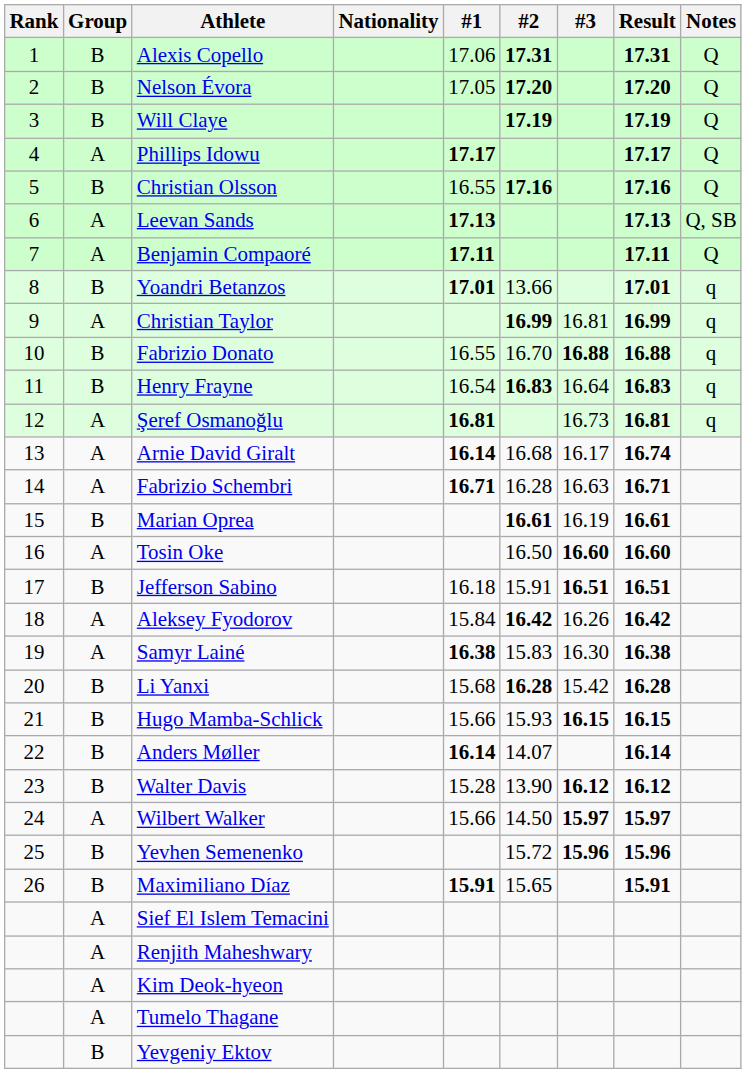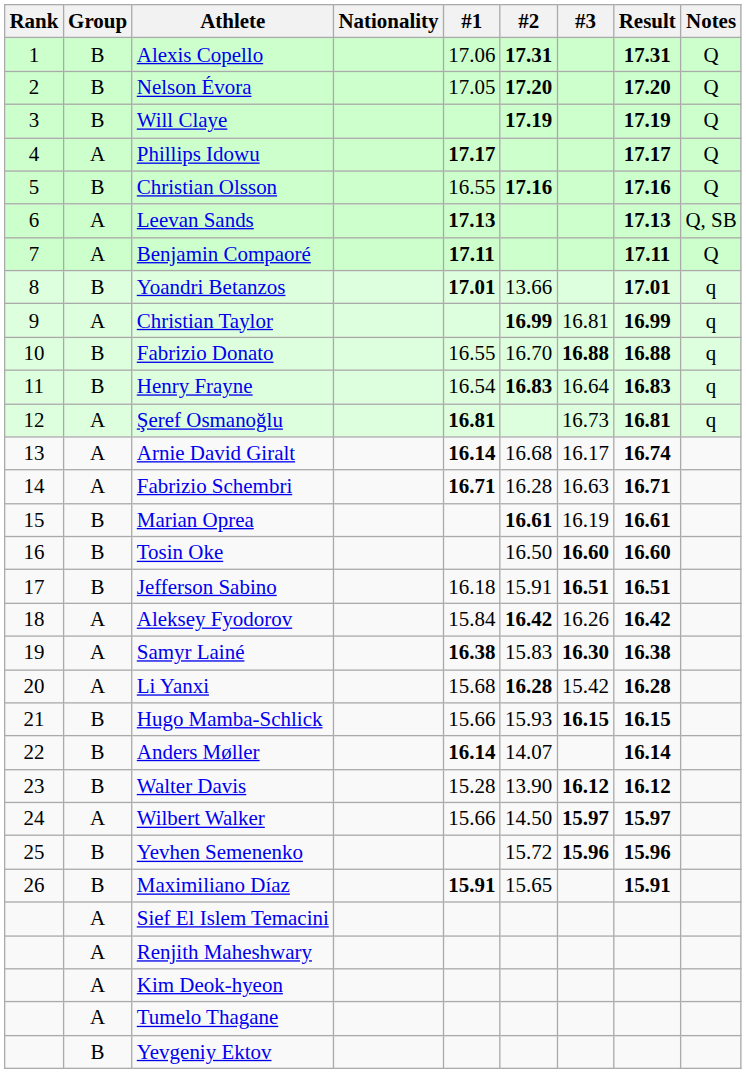(98, 552) A -> (98, 552) B
(585, 652) normal -> (585, 652) bold
(98, 685) B -> (98, 685) A
